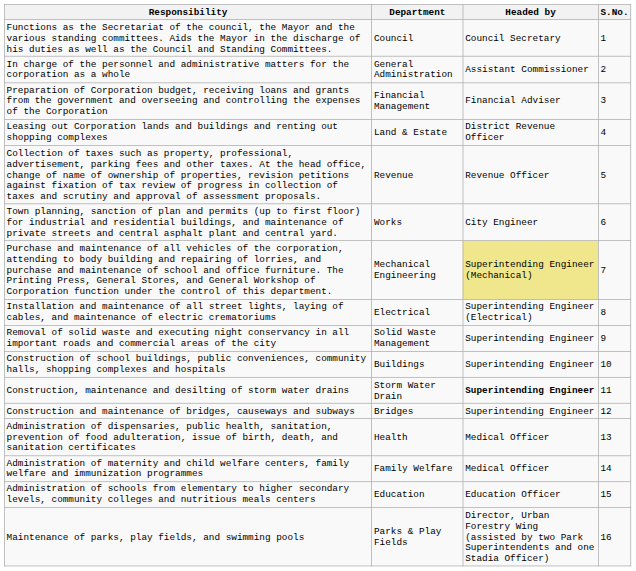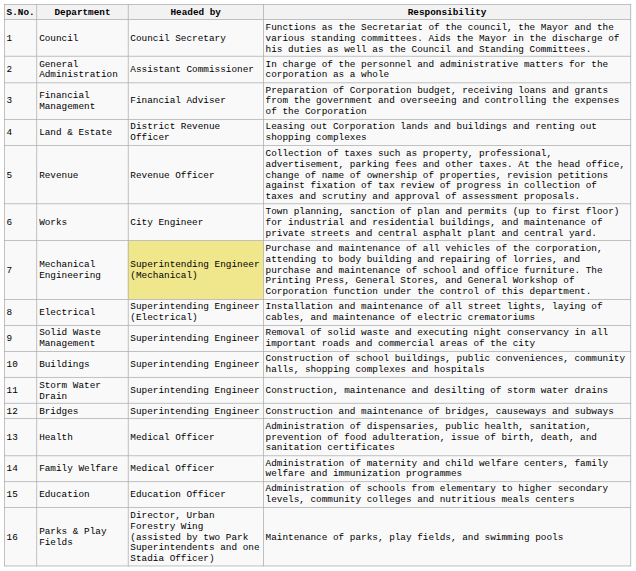columns swapped: (614, 12) <-> (188, 12)
(530, 390) bold -> (195, 390) normal
